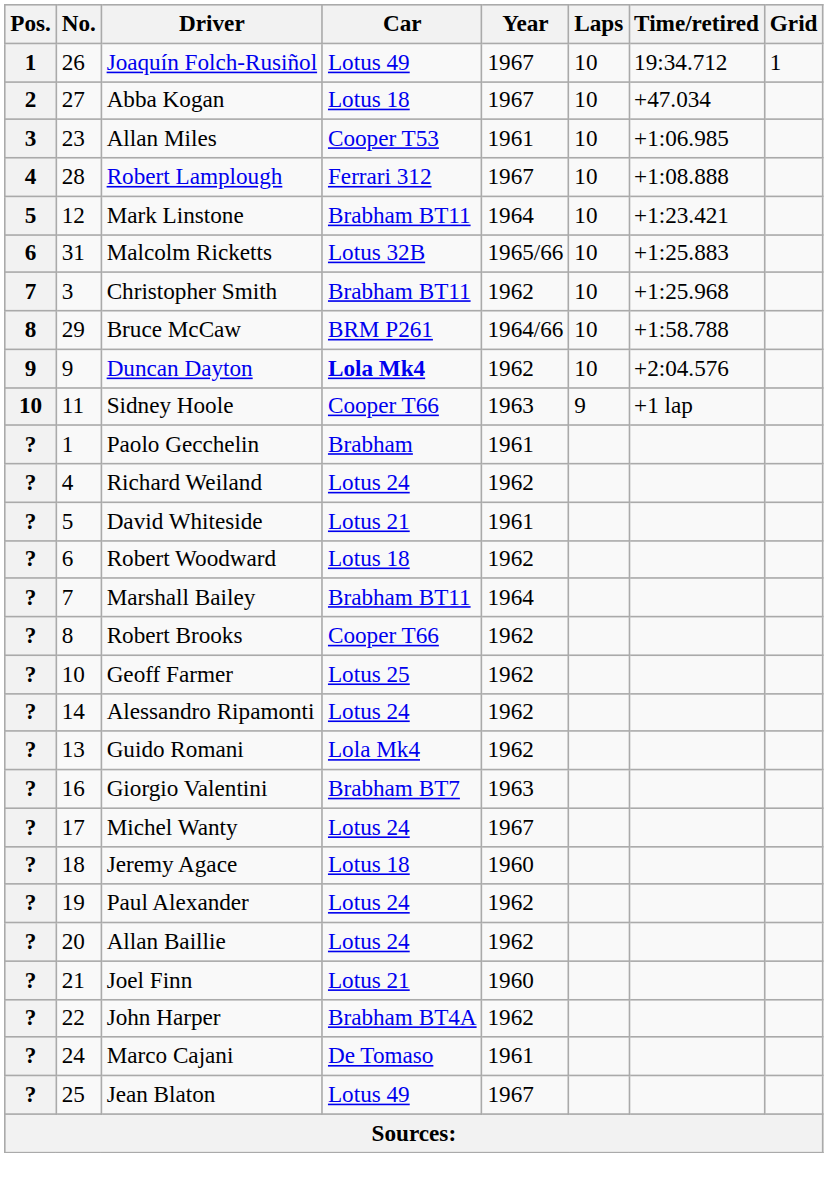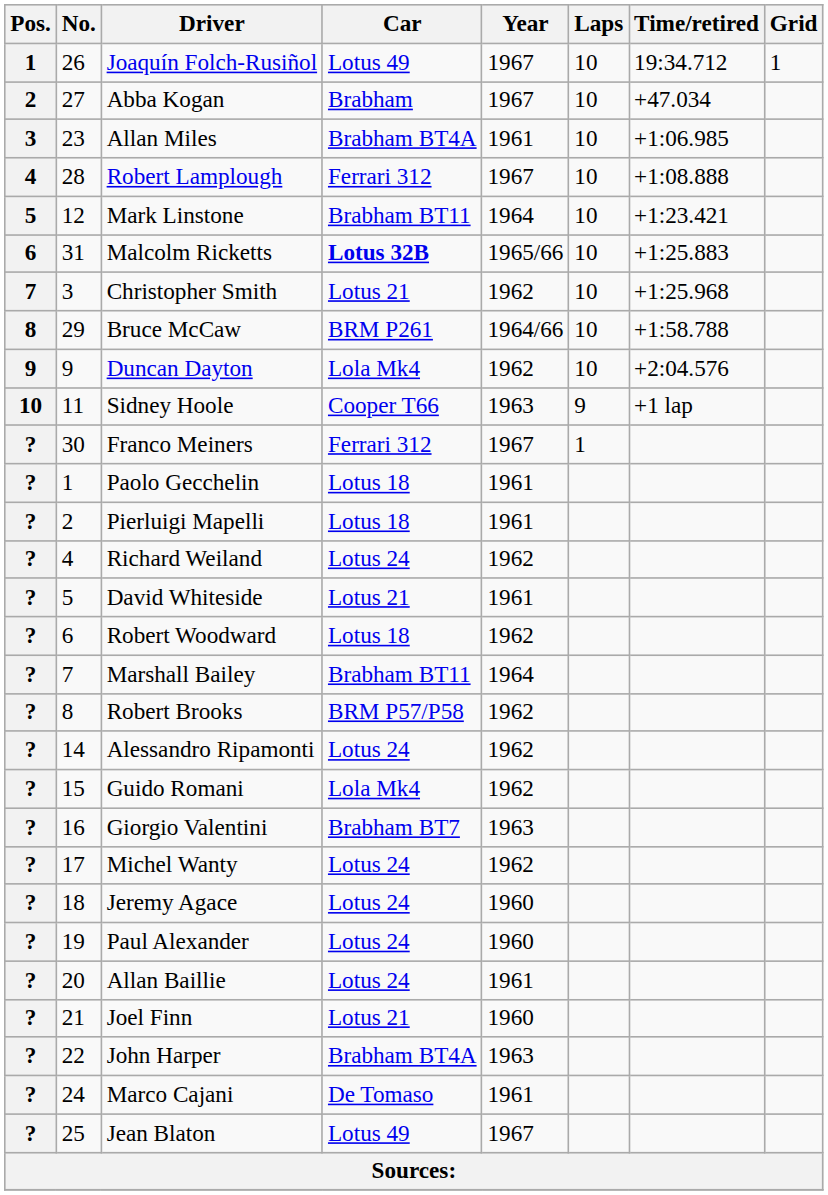(369, 100) Lotus 18 -> (370, 100) Brabham
(383, 138) Cooper T53 -> (402, 138) Brabham BT4A
(377, 253) normal -> (379, 253) bold
(399, 291) Brabham BT11 -> (369, 291) Lotus 21
(377, 368) bold -> (374, 368) normal
+ row: (180, 444)
(370, 444) Brabham -> (369, 482) Lotus 18
+ row: (185, 521)
(383, 635) Cooper T66 -> (396, 712) BRM P57/P58
- row: (170, 674)
(73, 750) 13 -> (73, 788) 15
(511, 826) 1967 -> (511, 865) 1962
(369, 865) Lotus 18 -> (369, 903) Lotus 24
(511, 903) 1962 -> (511, 941) 1960
(511, 941) 1962 -> (511, 979) 1961
(511, 1018) 1962 -> (511, 1056) 1963
